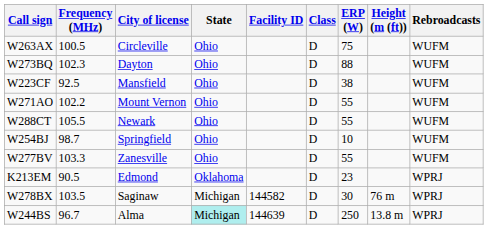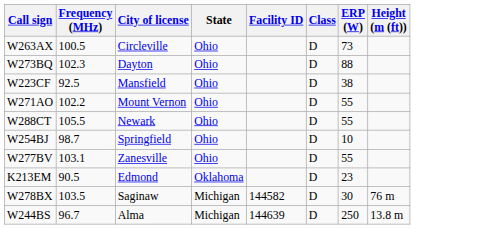- column: (446, 20)
(347, 45) 75 -> (347, 45) 73
(72, 158) 103.3 -> (72, 158) 103.1
(217, 214) paleturquoise background -> (217, 214) no background
